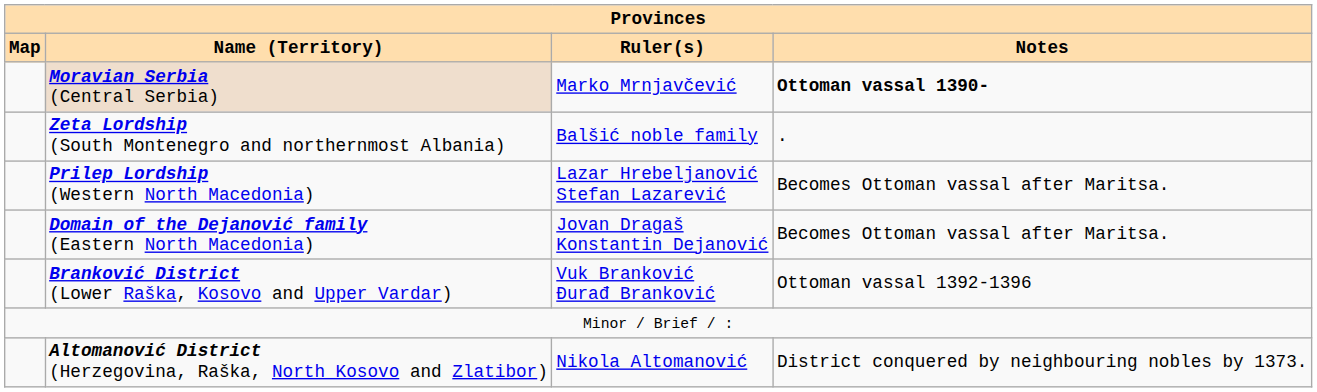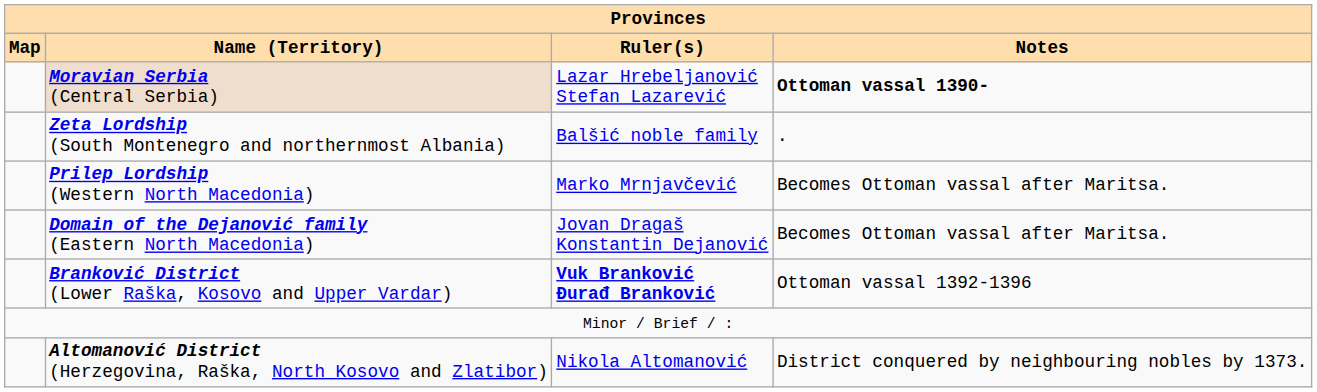(646, 87) Marko Mrnjavčević -> (657, 87) Lazar Hrebeljanović Stefan Lazarević
(657, 185) Lazar Hrebeljanović Stefan Lazarević -> (646, 185) Marko Mrnjavčević
(636, 284) normal -> (636, 284) bold
